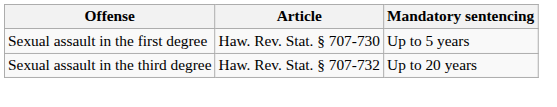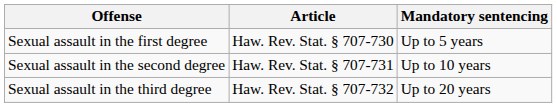+ row: (117, 65)
